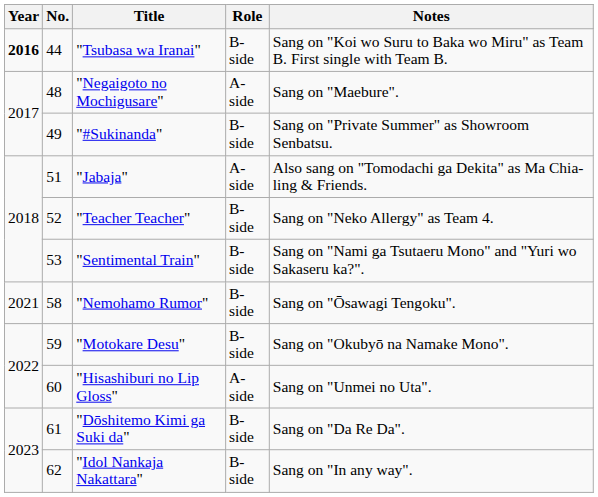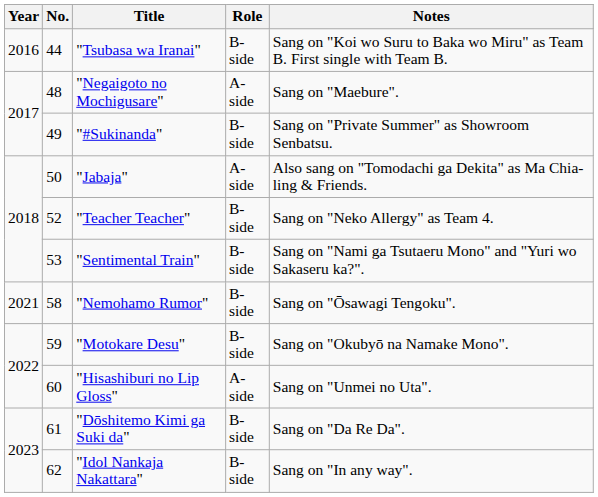(24, 50) bold -> (24, 50) normal
(54, 176) 51 -> (54, 176) 50
